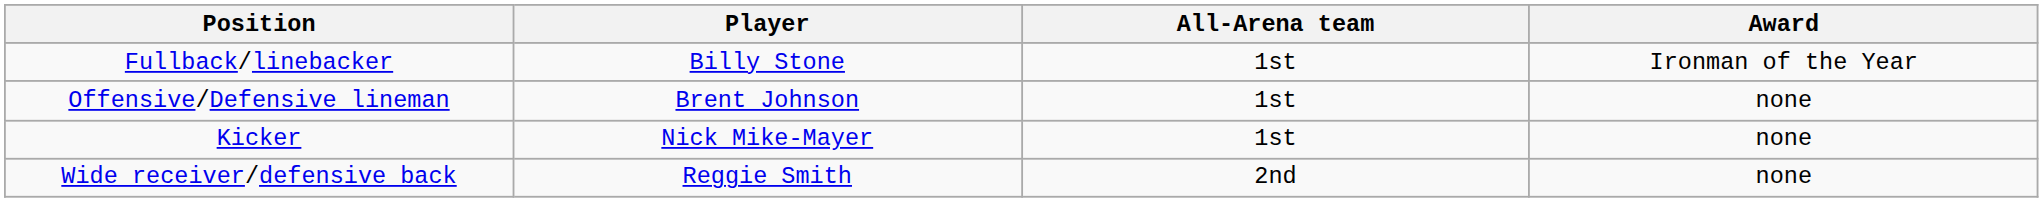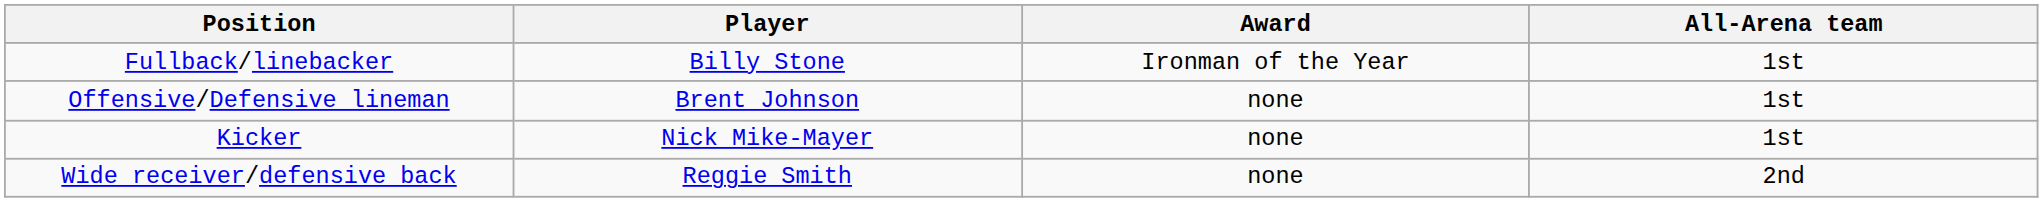columns swapped: (1784, 24) <-> (1275, 24)
